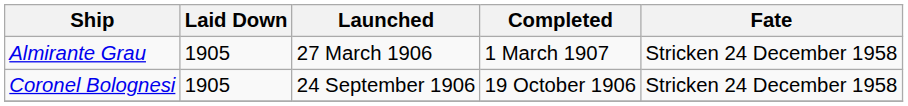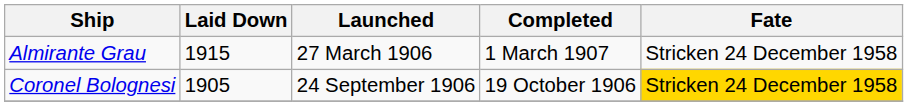(207, 52) 1905 -> (207, 52) 1915
(771, 85) no background -> (771, 85) gold background
